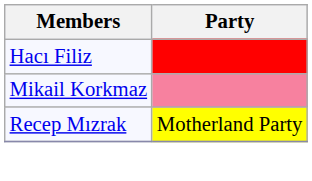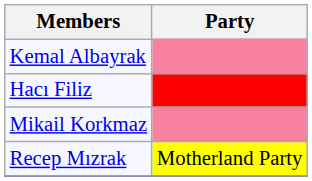+ row: (78, 56)
